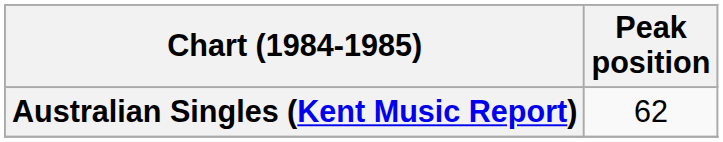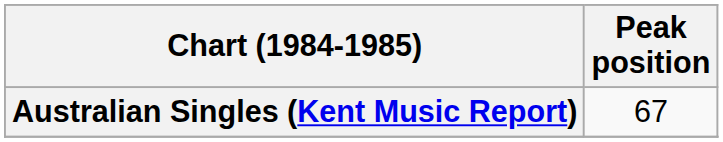(651, 111) 62 -> (651, 111) 67
